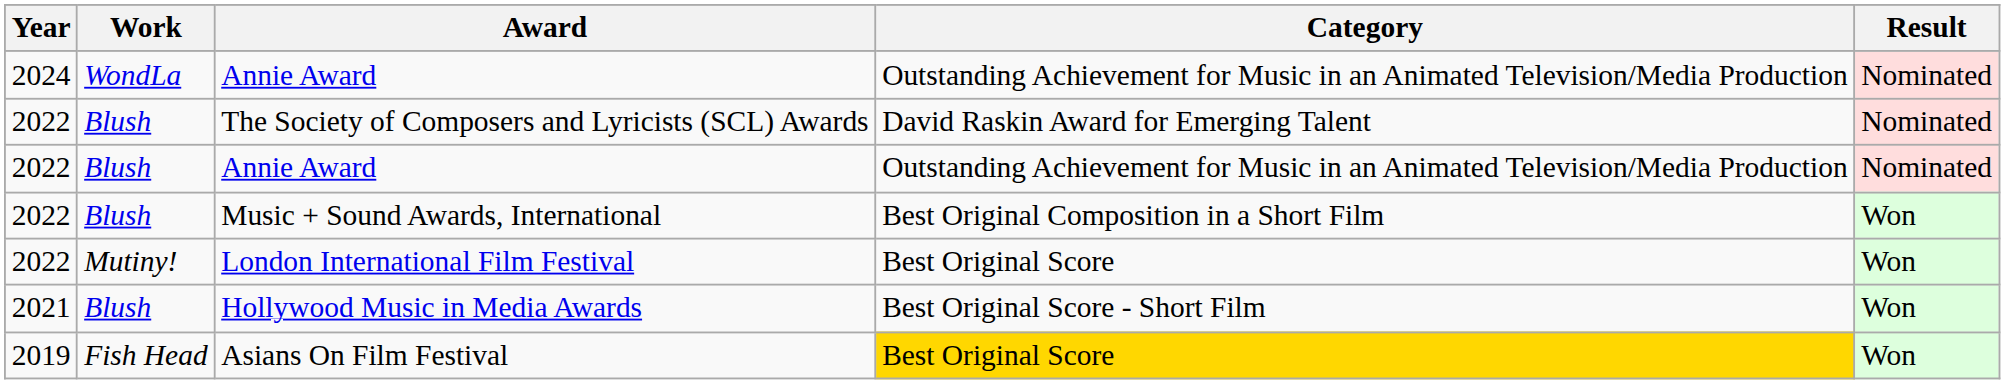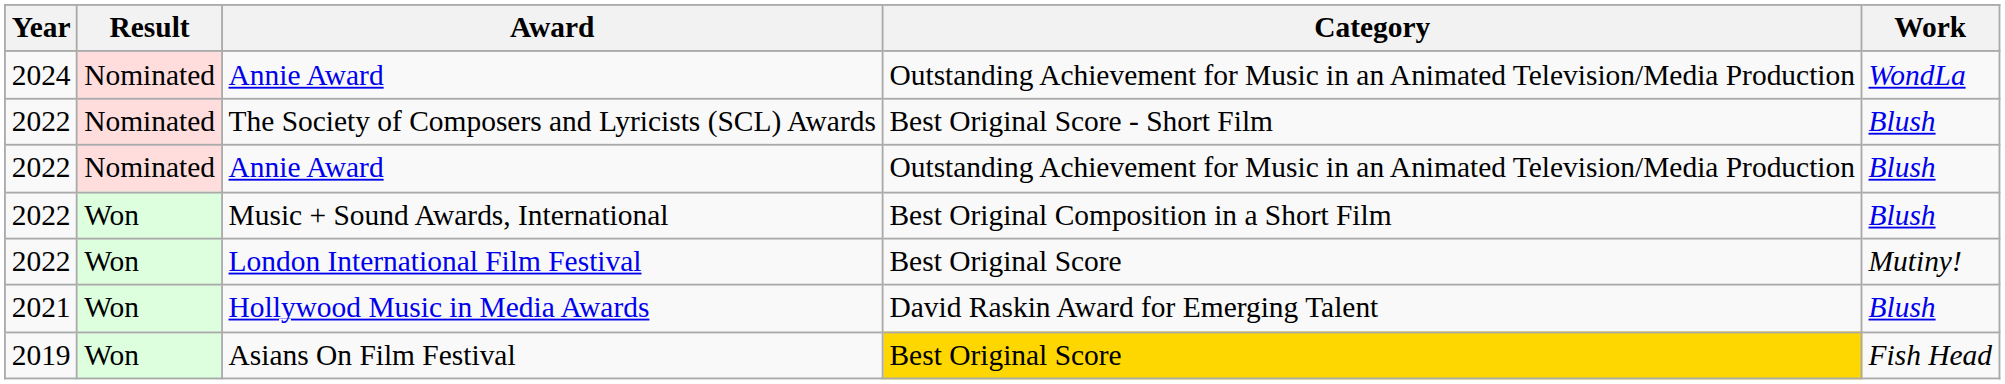columns swapped: (1927, 27) <-> (146, 27)
(1127, 121) David Raskin Award for Emerging Talent -> (1081, 121) Best Original Score - Short Film
(1074, 307) Best Original Score - Short Film -> (1134, 307) David Raskin Award for Emerging Talent
